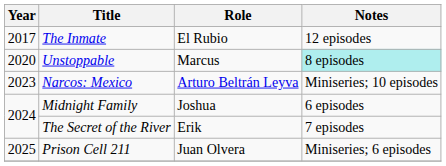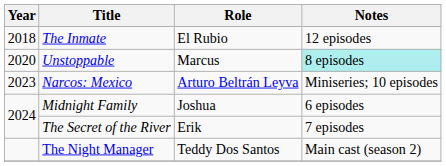(22, 37) 2017 -> (22, 37) 2018
- row: (86, 149)
+ row: (98, 149)
